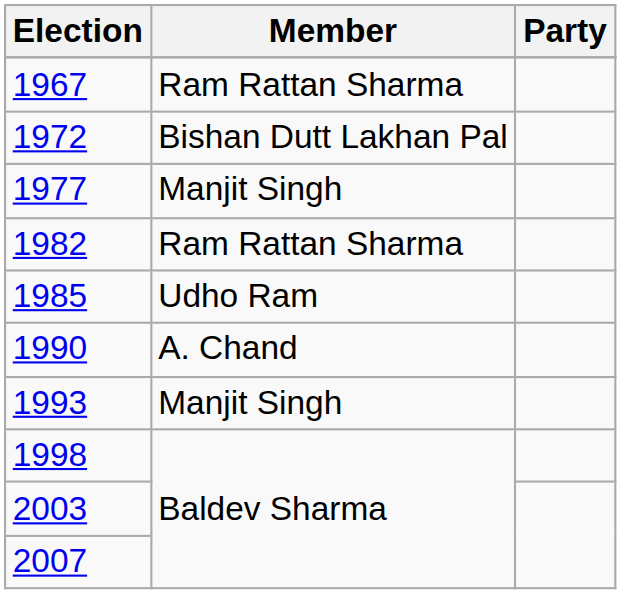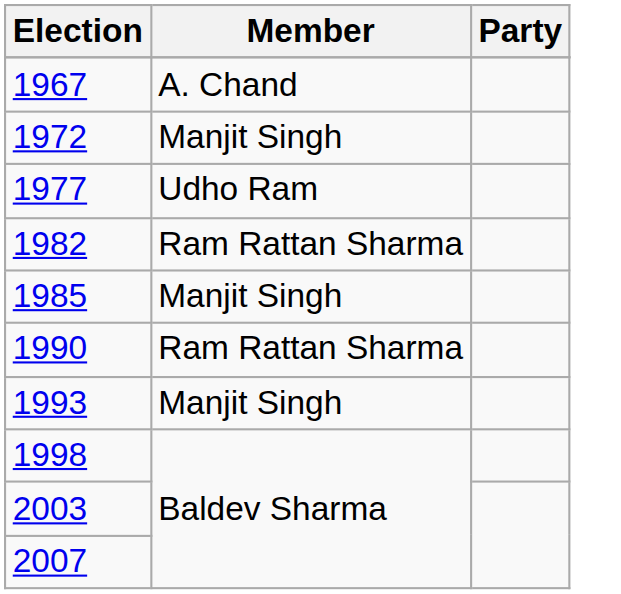(311, 84) Ram Rattan Sharma -> (228, 84) A. Chand
(333, 137) Bishan Dutt Lakhan Pal -> (250, 137) Manjit Singh
(250, 190) Manjit Singh -> (238, 190) Udho Ram
(238, 296) Udho Ram -> (250, 296) Manjit Singh
(228, 349) A. Chand -> (311, 349) Ram Rattan Sharma
